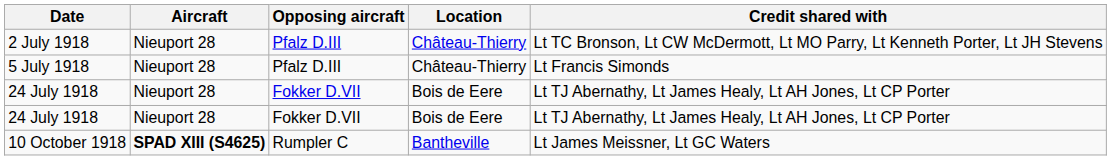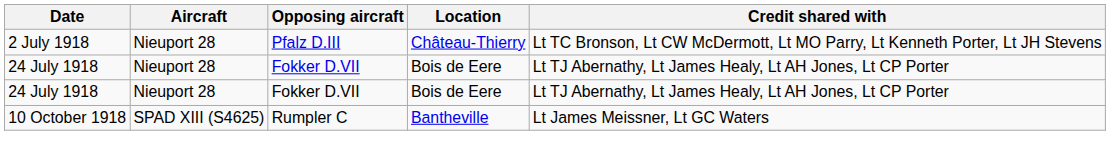- row: (49, 67)
(199, 142) bold -> (199, 117) normal
